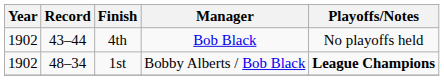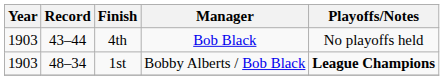(23, 39) 1902 -> (23, 39) 1903
(23, 63) 1902 -> (23, 63) 1903
